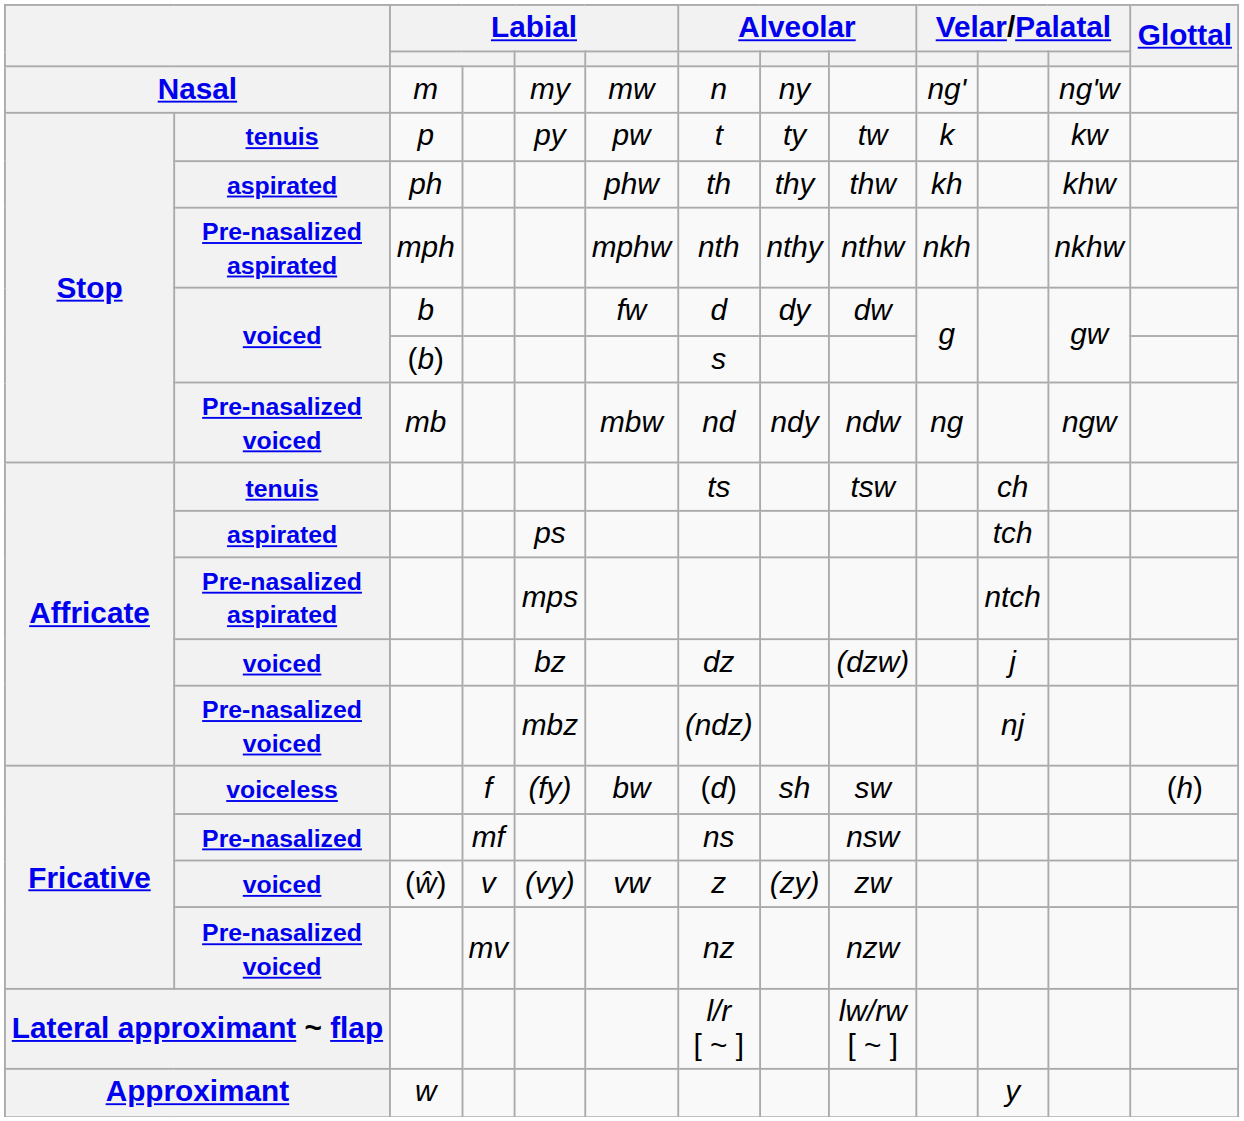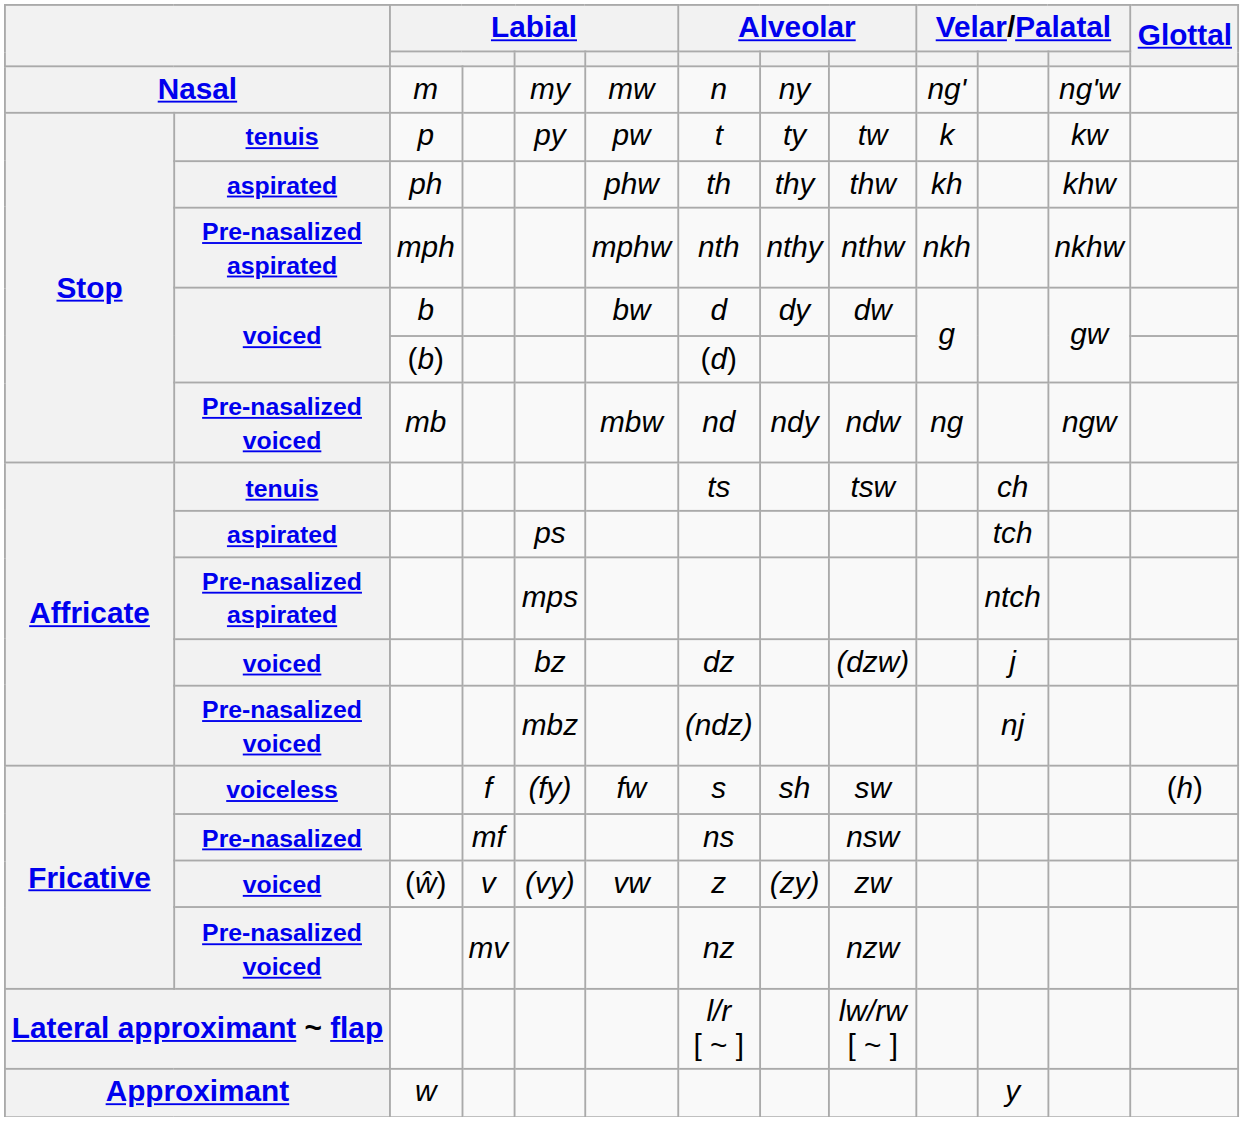(631, 311) fw -> (631, 311) bw
(719, 358) s -> (719, 358) (d)
(631, 789) bw -> (631, 789) fw
(719, 789) (d) -> (719, 789) s
